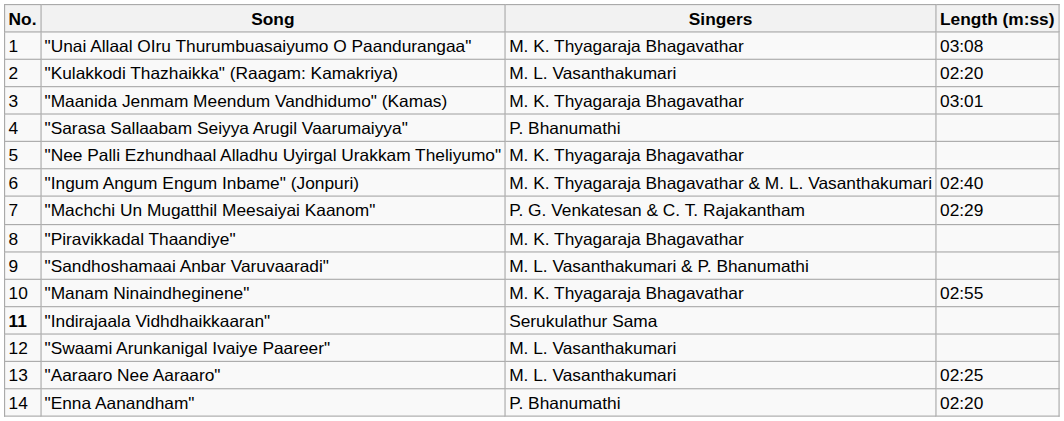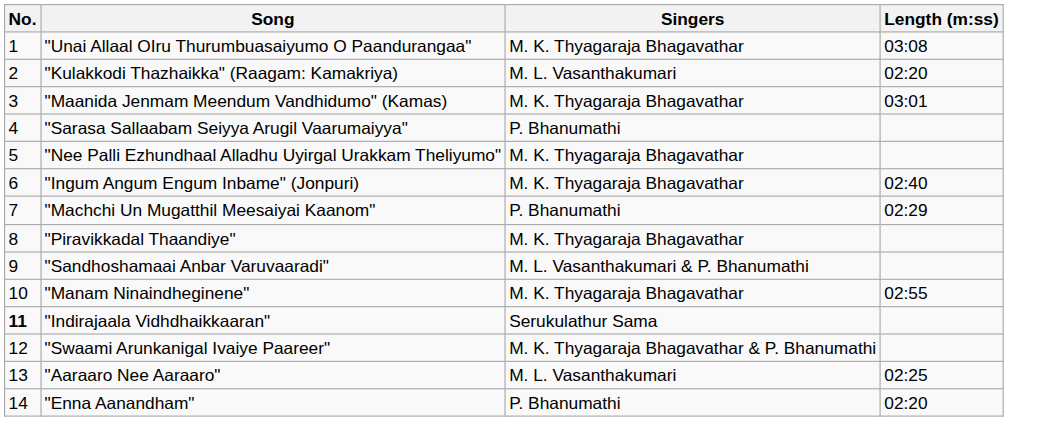(721, 183) M. K. Thyagaraja Bhagavathar & M. L. Vasanthakumari -> (626, 183) M. K. Thyagaraja Bhagavathar
(657, 210) P. G. Venkatesan & C. T. Rajakantham -> (565, 210) P. Bhanumathi
(593, 348) M. L. Vasanthakumari -> (693, 348) M. K. Thyagaraja Bhagavathar & P. Bhanumathi
